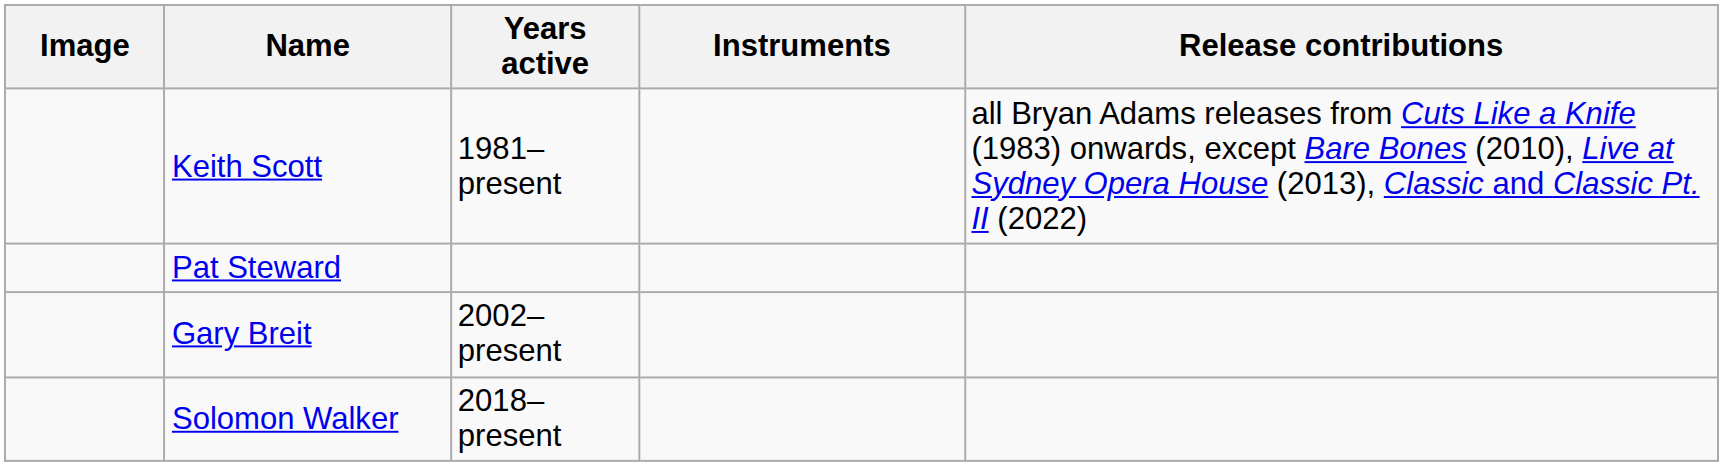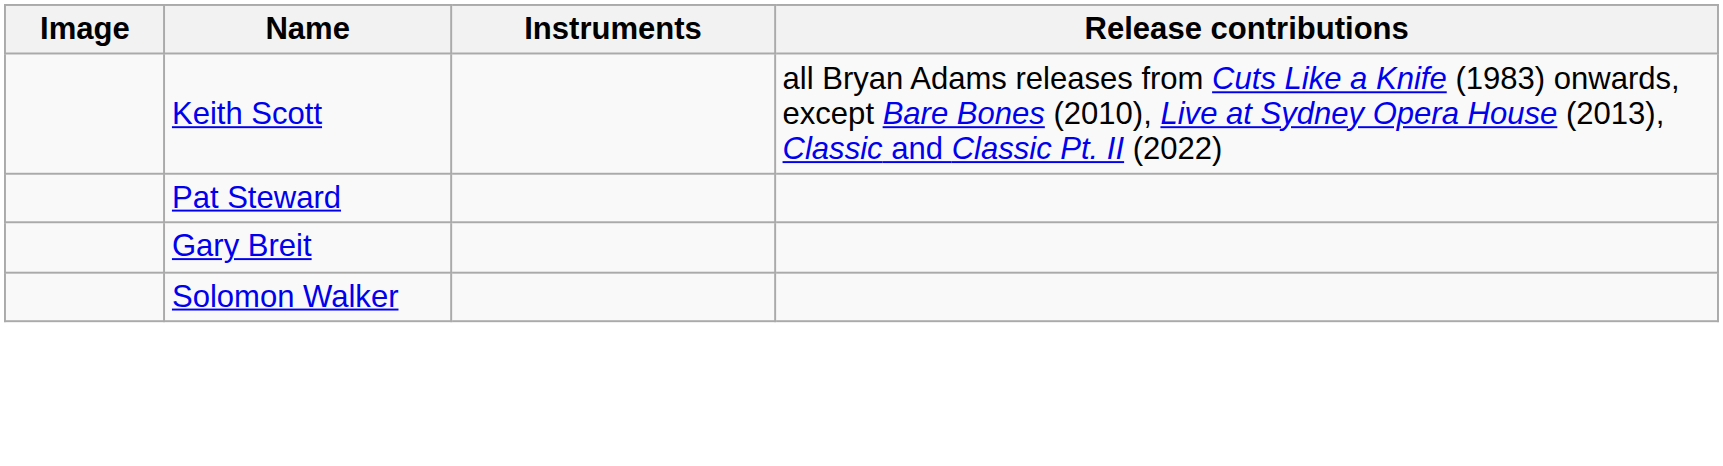- column: (545, 46)
